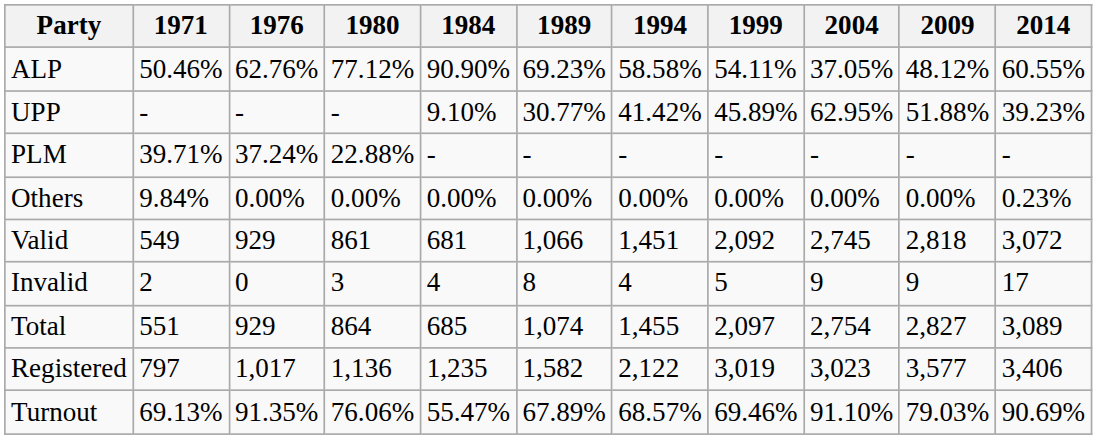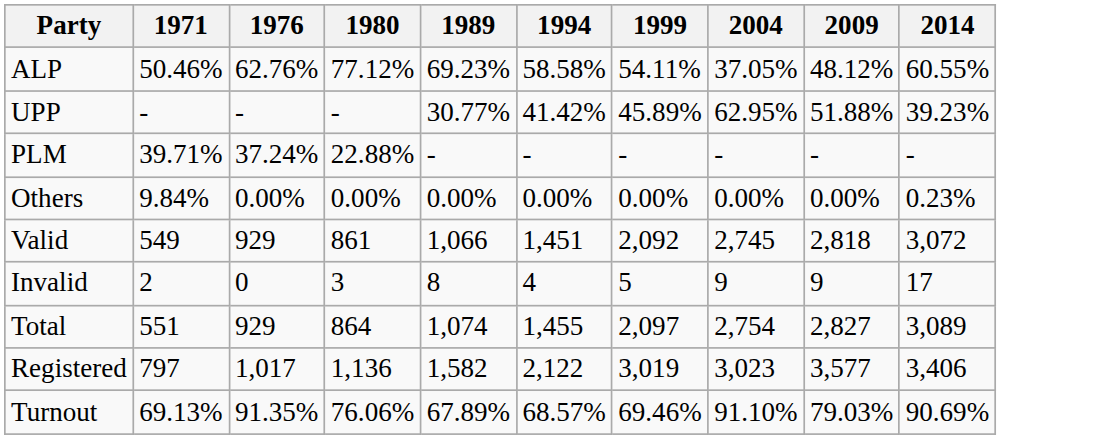- column: (468, 25)
